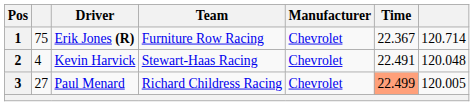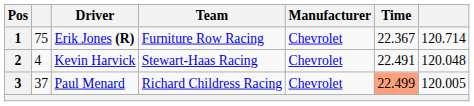(41, 83) 27 -> (41, 83) 37
